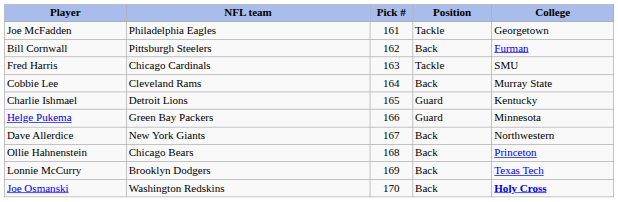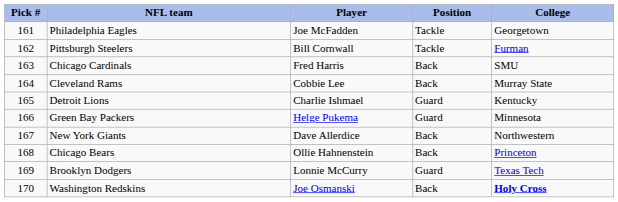columns swapped: (391, 13) <-> (65, 13)
(426, 48) Back -> (430, 48) Tackle
(430, 65) Tackle -> (426, 65) Back
(426, 170) Back -> (429, 170) Guard
